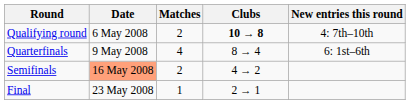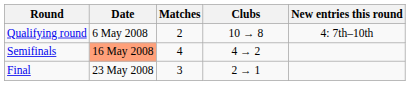(246, 33) bold -> (246, 33) normal
- row: (37, 52)
(180, 71) 2 -> (180, 52) 4
(180, 90) 1 -> (180, 71) 3
